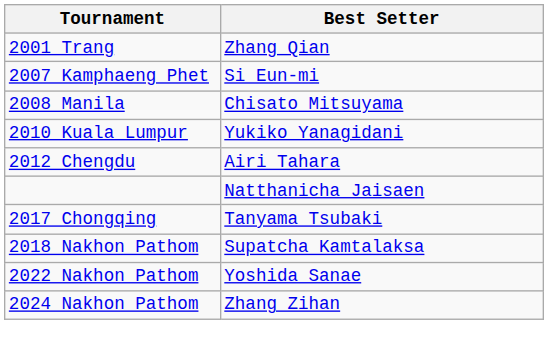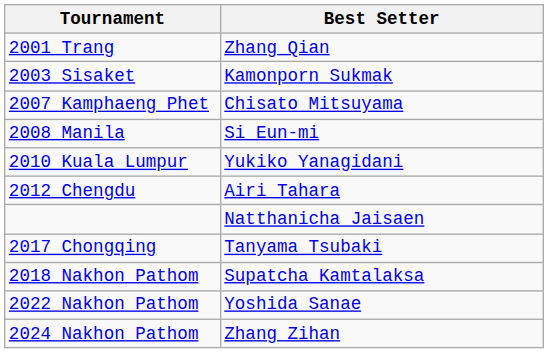+ row: (72, 76)
(272, 76) Si Eun-mi -> (314, 105) Chisato Mitsuyama
(314, 105) Chisato Mitsuyama -> (272, 133) Si Eun-mi
